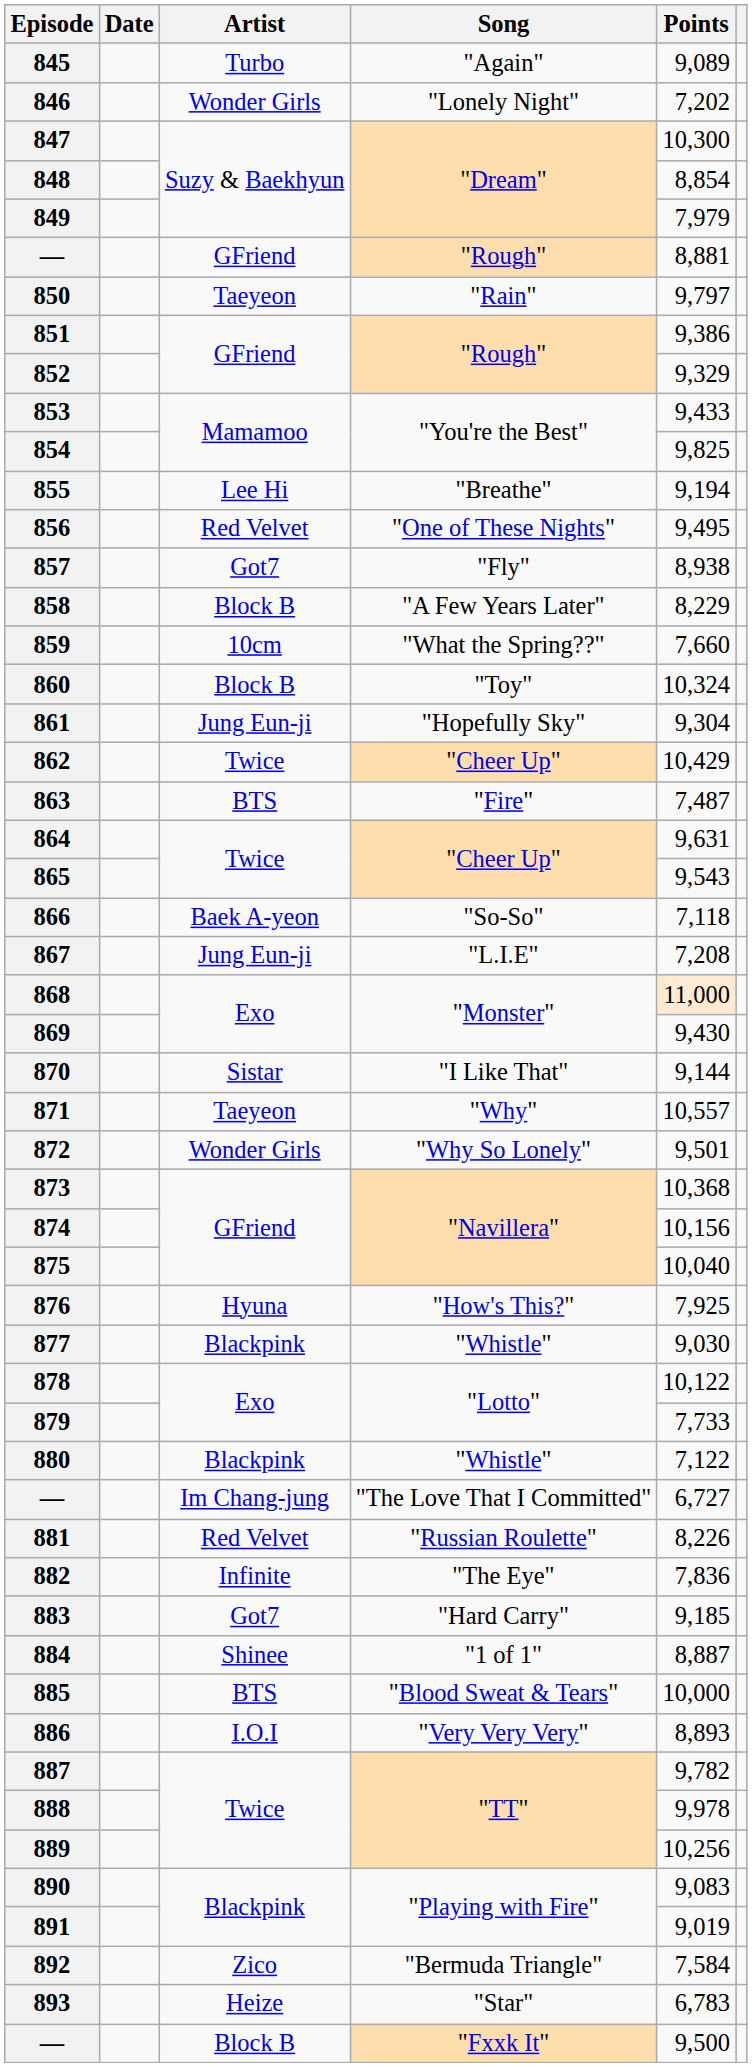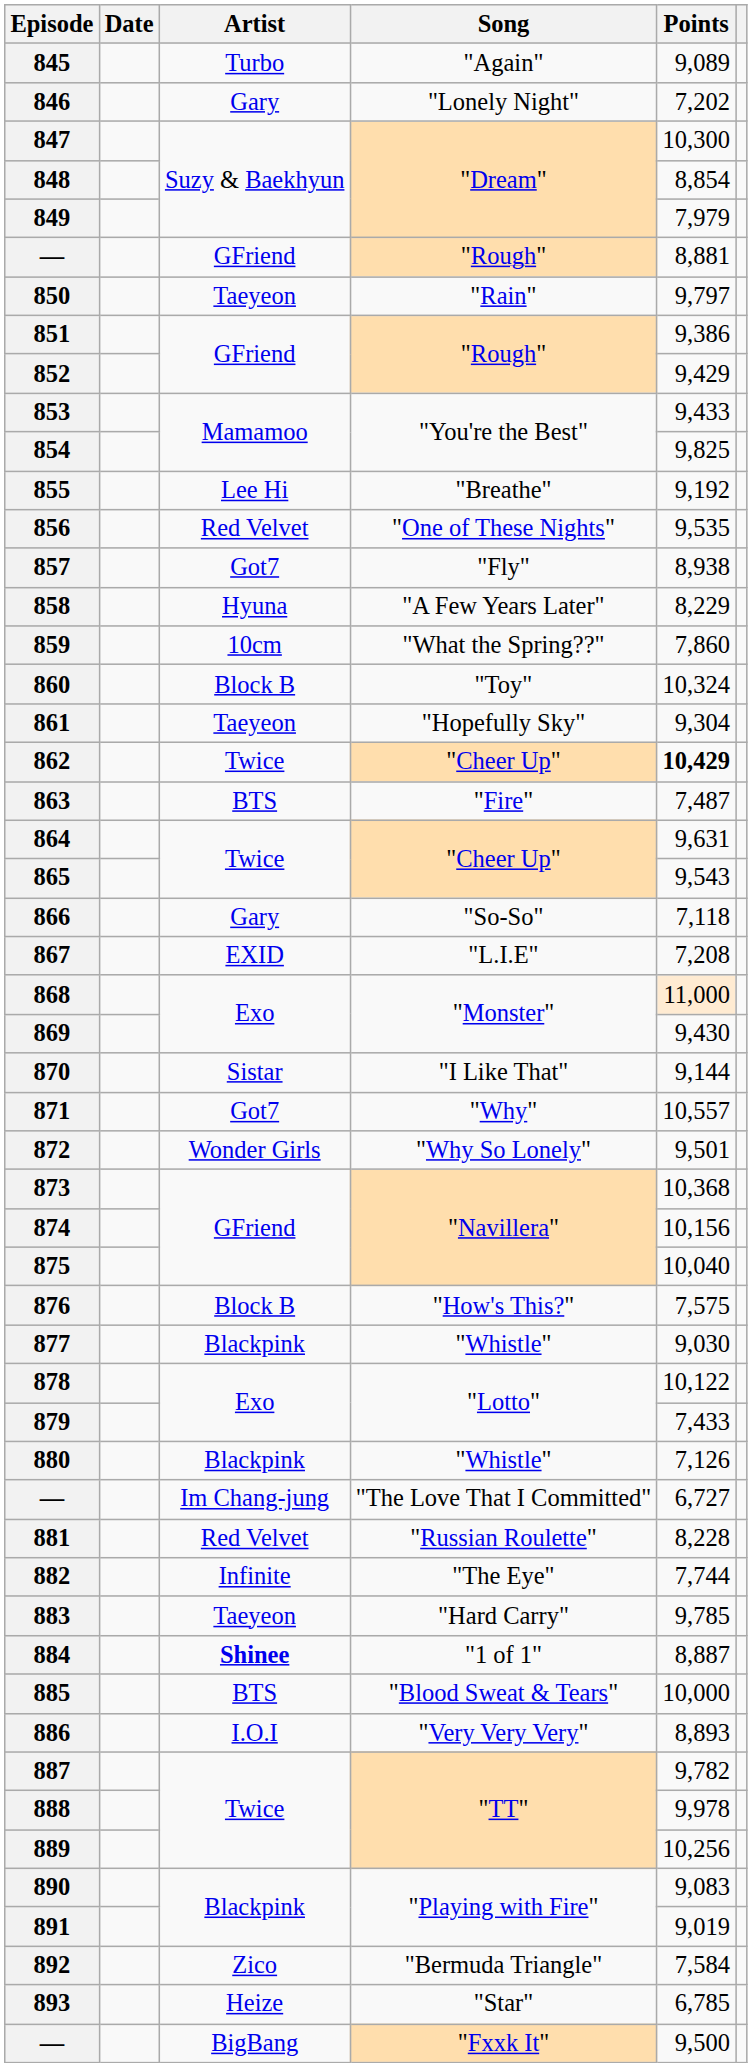(255, 101) Wonder Girls -> (255, 101) Gary
(702, 373) 9,329 -> (702, 373) 9,429
(702, 489) 9,194 -> (702, 489) 9,192
(702, 528) 9,495 -> (702, 528) 9,535
(255, 606) Block B -> (255, 606) Hyuna
(702, 645) 7,660 -> (702, 645) 7,860
(255, 722) Jung Eun-ji -> (255, 722) Taeyeon
(696, 761) normal -> (696, 761) bold
(255, 916) Baek A-yeon -> (255, 916) Gary
(255, 955) Jung Eun-ji -> (255, 955) EXID
(255, 1110) Taeyeon -> (255, 1110) Got7
(255, 1305) Hyuna -> (255, 1305) Block B
(702, 1305) 7,925 -> (702, 1305) 7,575
(702, 1421) 7,733 -> (702, 1421) 7,433
(702, 1460) 7,122 -> (702, 1460) 7,126
(702, 1538) 8,226 -> (702, 1538) 8,228
(702, 1576) 7,836 -> (702, 1576) 7,744
(255, 1615) Got7 -> (255, 1615) Taeyeon
(702, 1615) 9,185 -> (702, 1615) 9,785
(255, 1654) normal -> (255, 1654) bold
(702, 2003) 6,783 -> (702, 2003) 6,785
(255, 2042) Block B -> (255, 2042) BigBang
